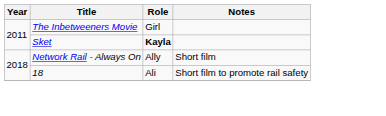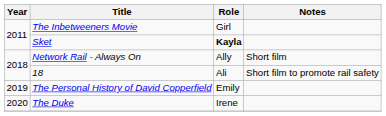+ row: (122, 88)
+ row: (53, 103)
